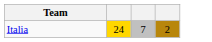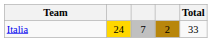+ column: (193, 12)
